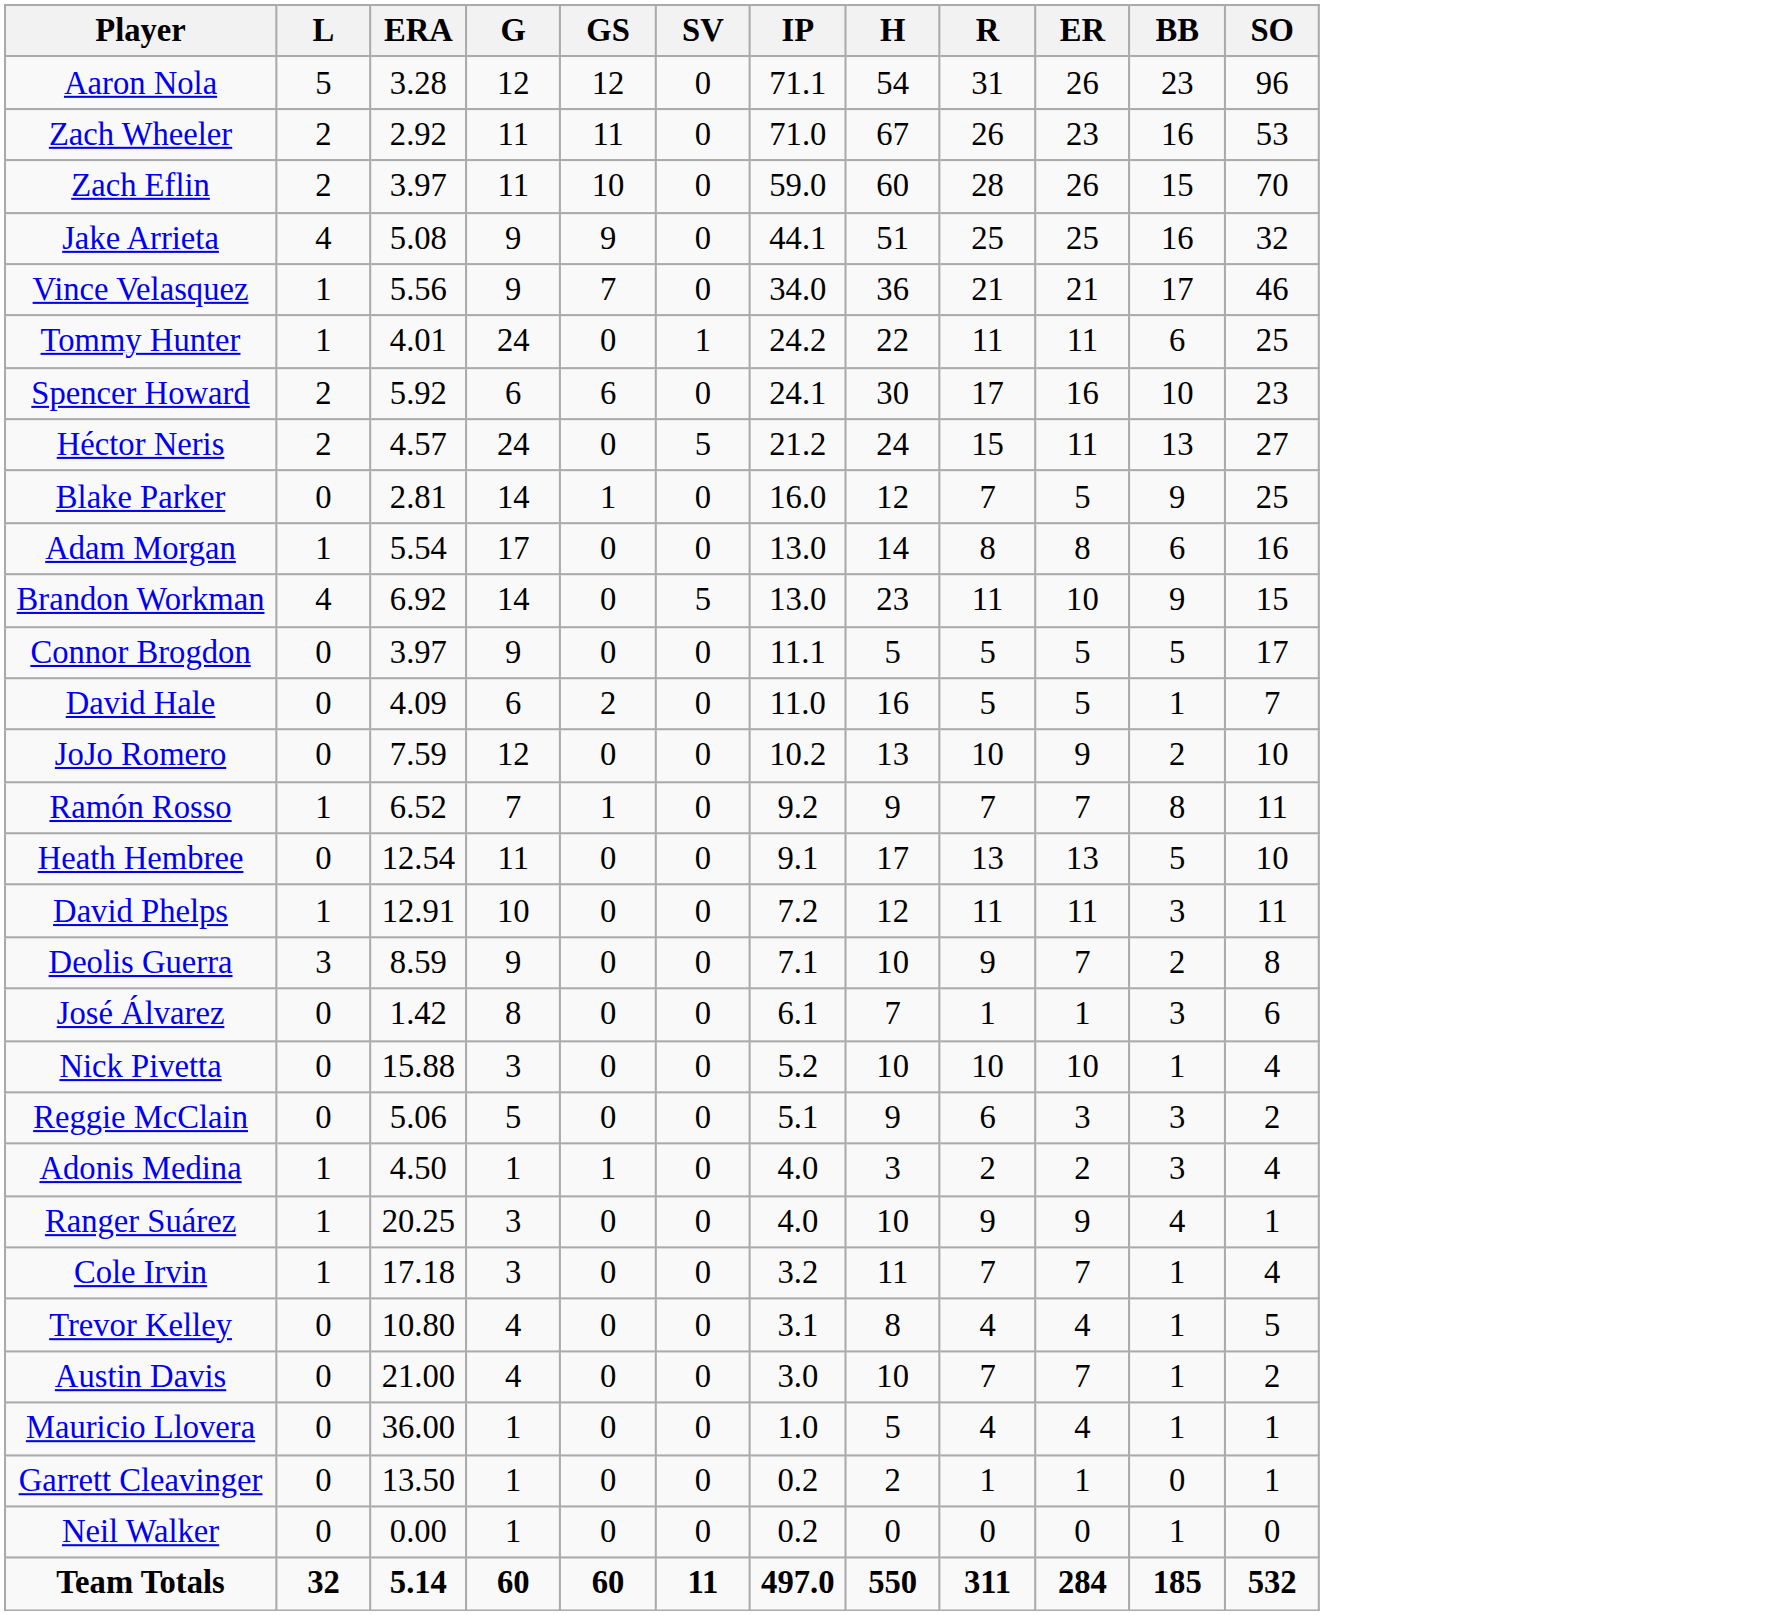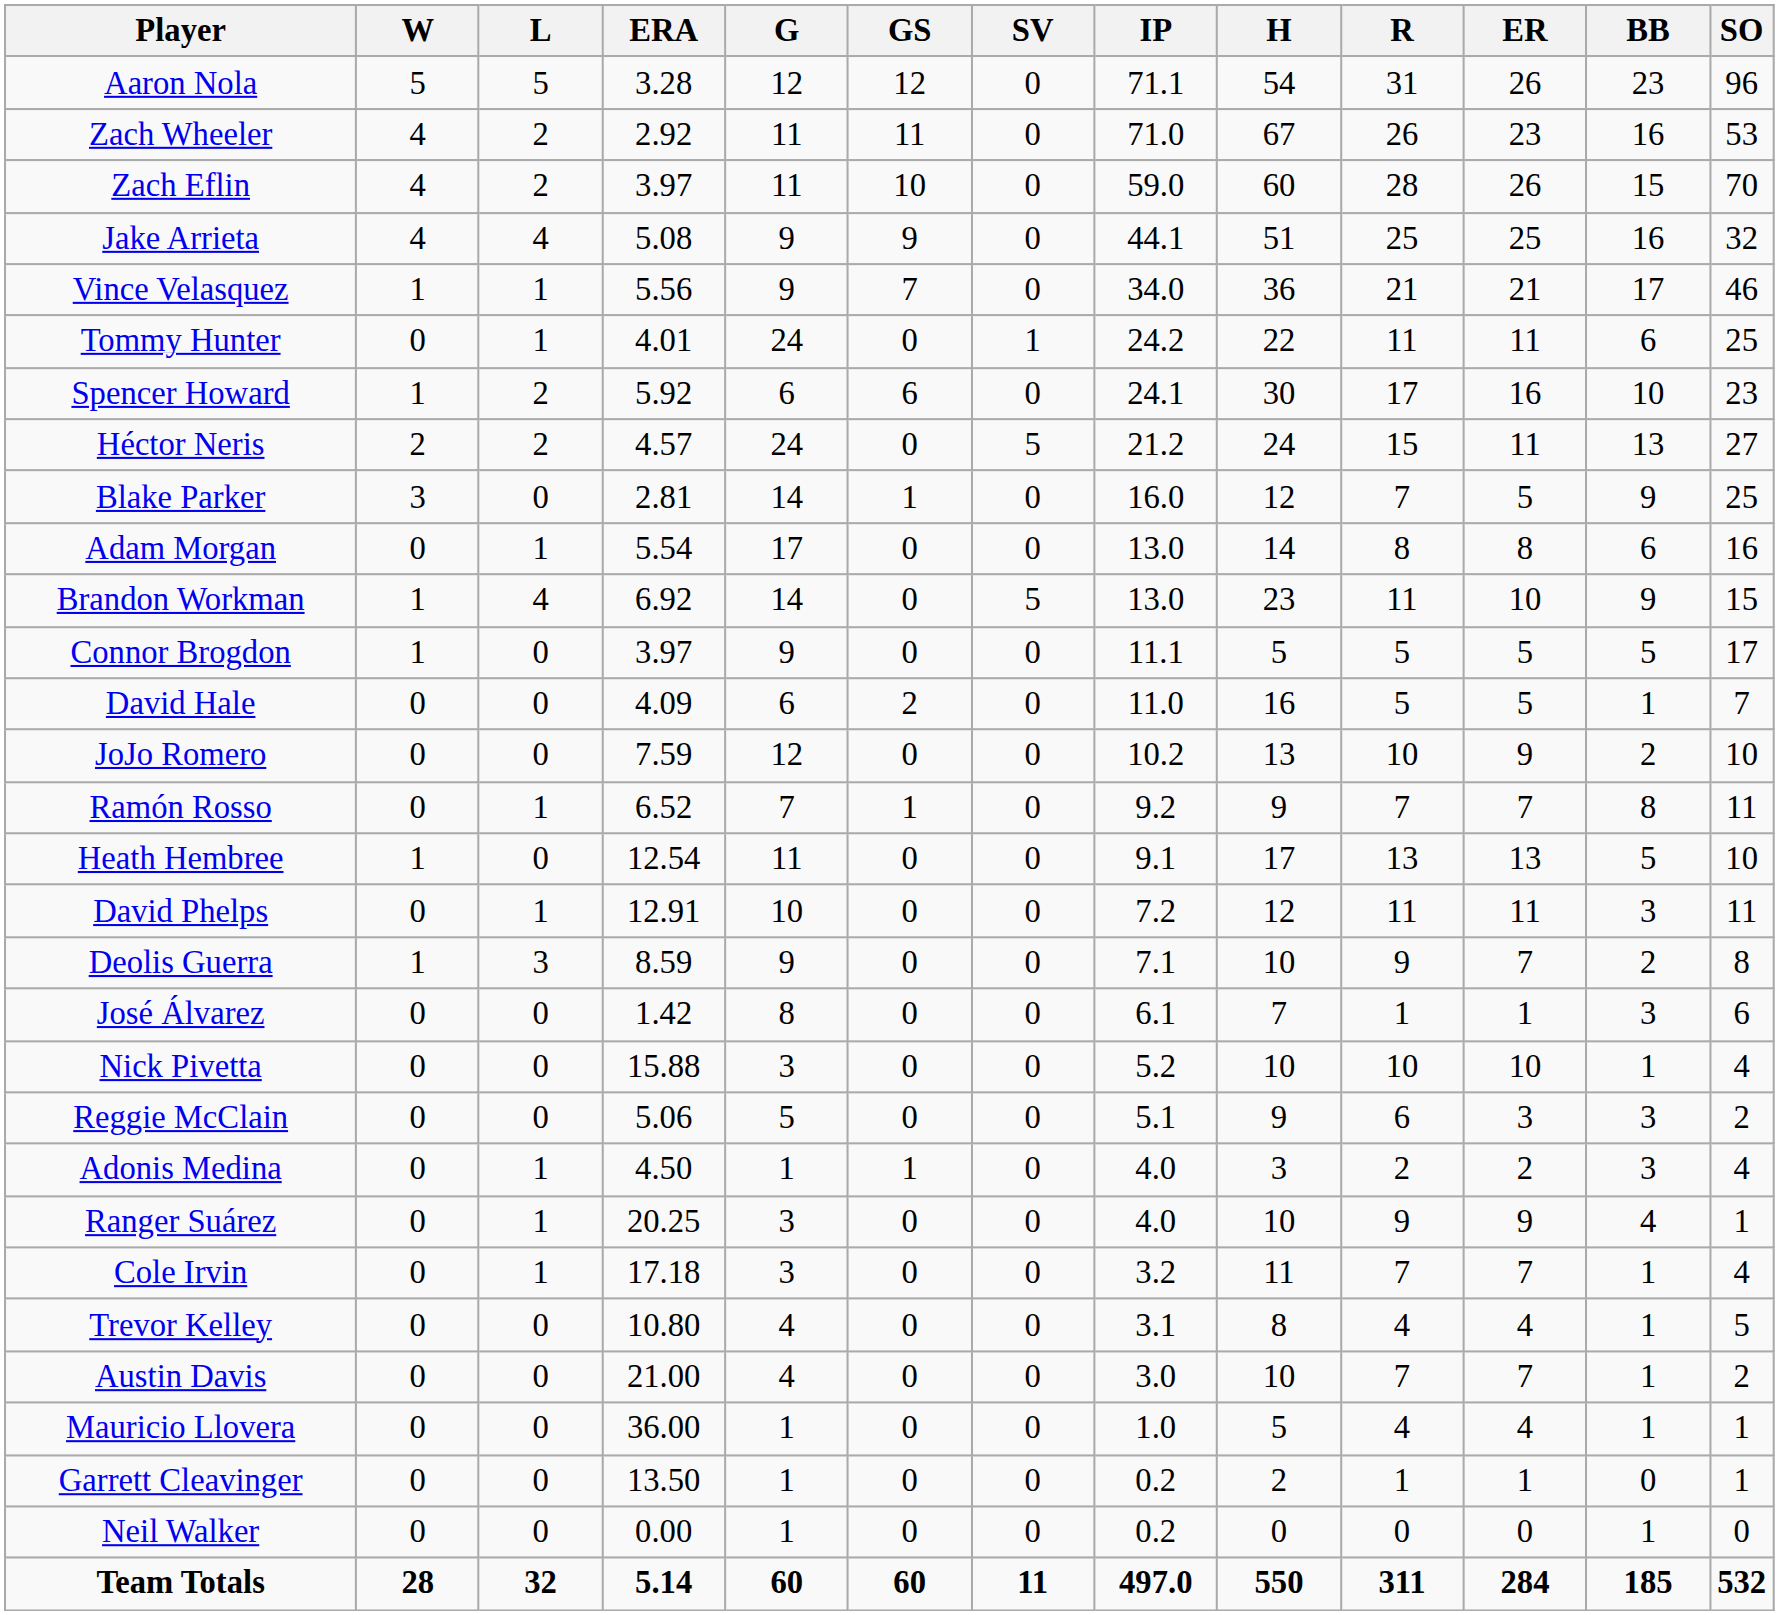+ column: (418, 30)
